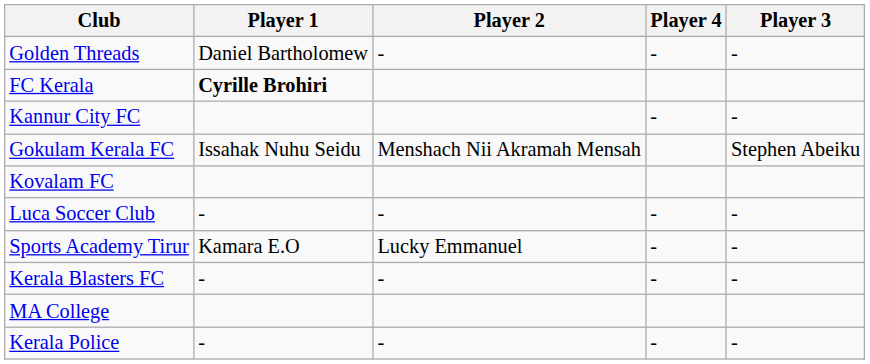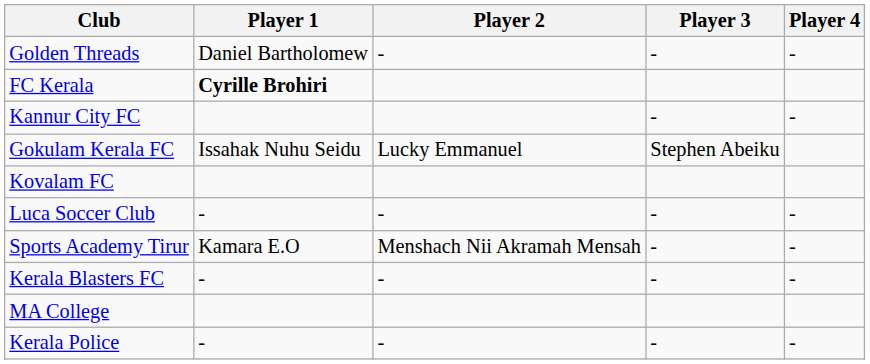columns swapped: (796, 20) <-> (686, 20)
(509, 149) Menshach Nii Akramah Mensah -> (450, 149) Lucky Emmanuel
(450, 246) Lucky Emmanuel -> (509, 246) Menshach Nii Akramah Mensah
